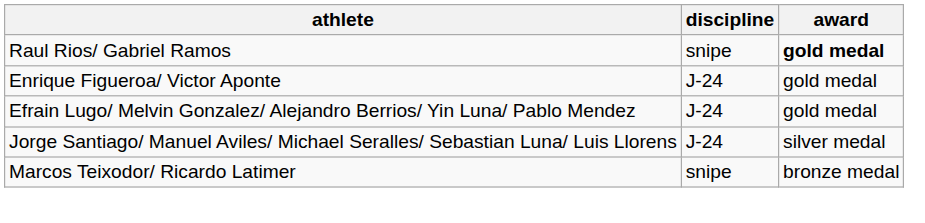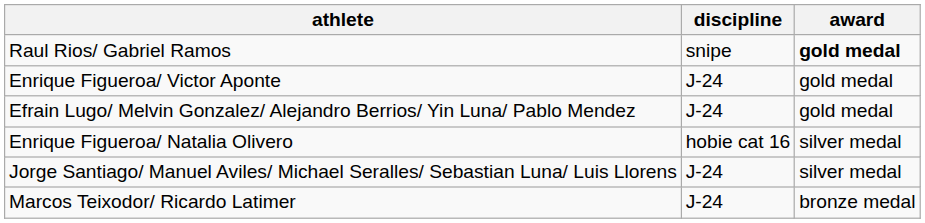+ row: (151, 141)
(709, 171) snipe -> (704, 202) J-24
